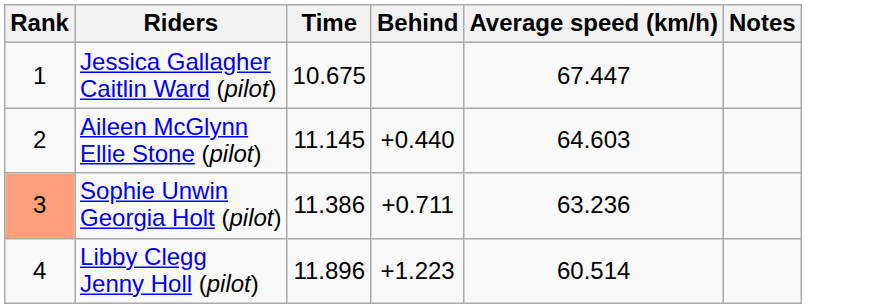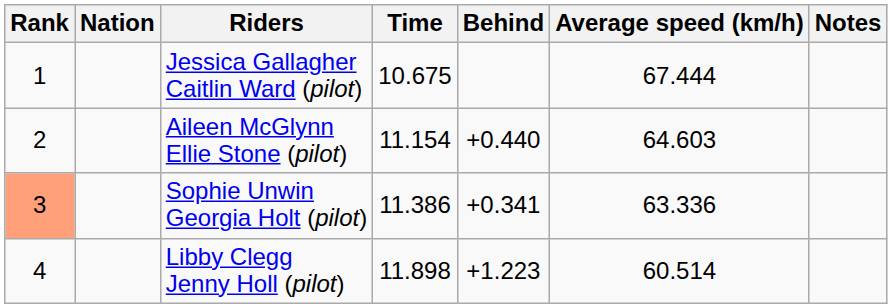+ column: (117, 23)
(594, 75) 67.447 -> (679, 75) 67.444
(329, 140) 11.145 -> (415, 140) 11.154
(418, 205) +0.711 -> (503, 205) +0.341
(594, 205) 63.236 -> (679, 205) 63.336
(329, 270) 11.896 -> (415, 270) 11.898
